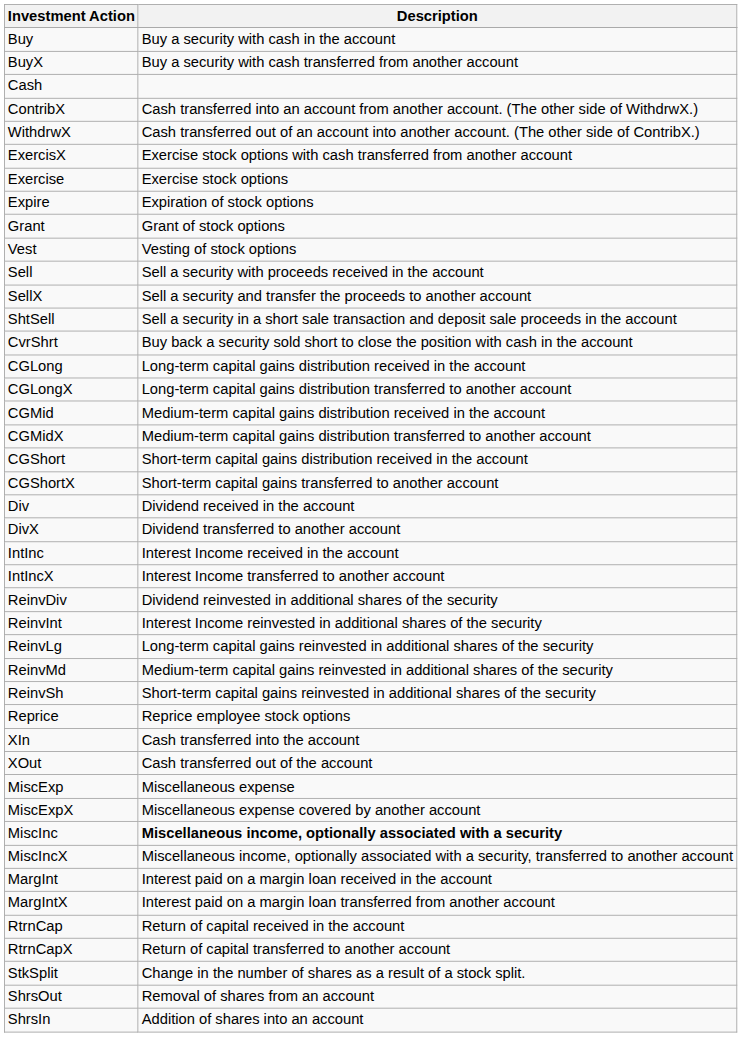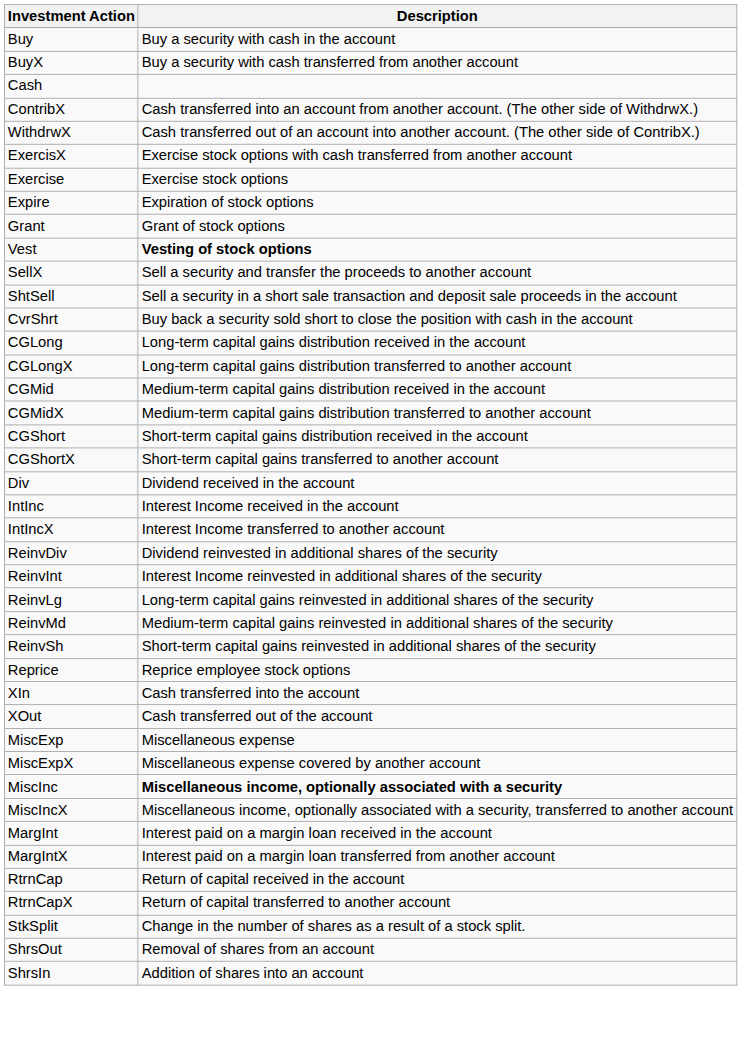(219, 249) normal -> (227, 249) bold
- row: (20, 272)
- row: (23, 529)
